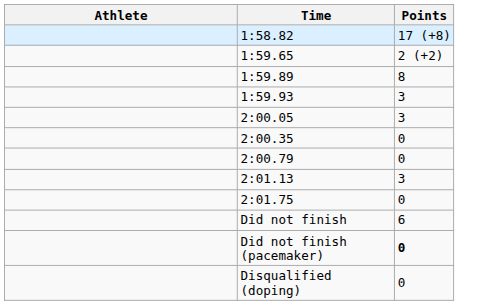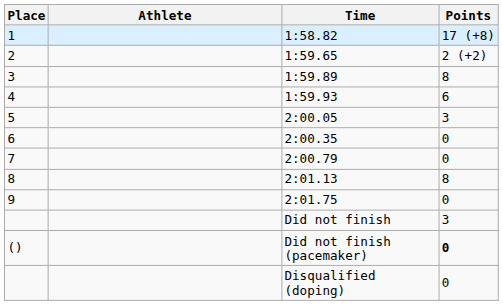+ column: (26, 15)
(402, 97) 3 -> (446, 97) 6
(402, 179) 3 -> (446, 179) 8
(402, 220) 6 -> (446, 220) 3
